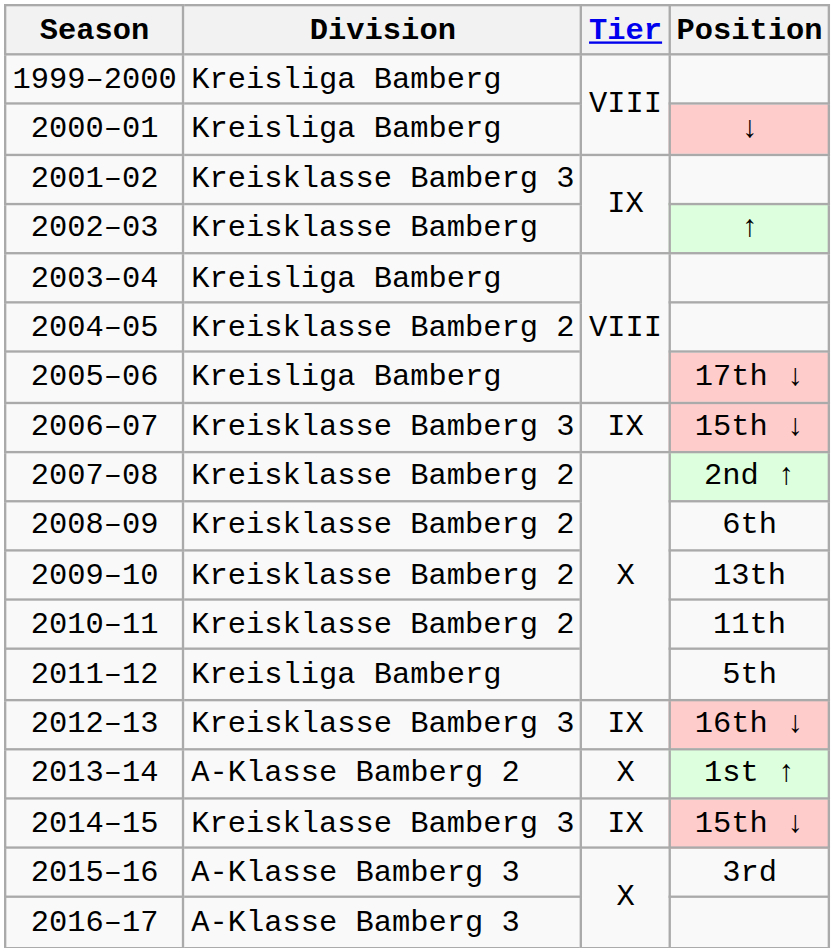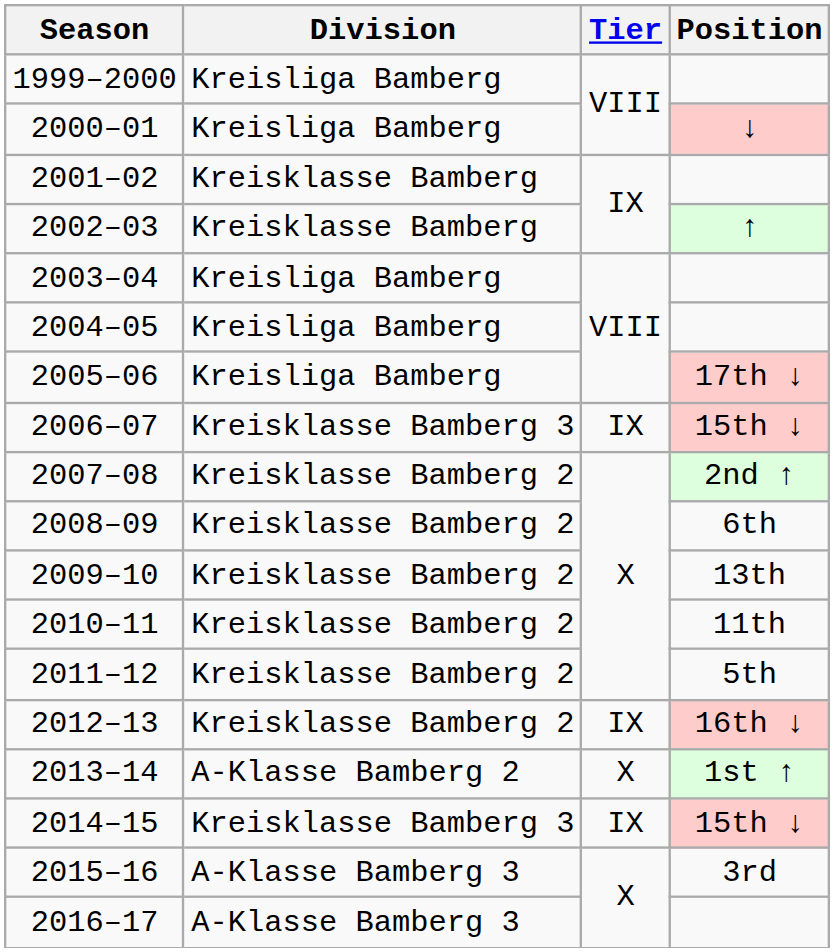(383, 179) Kreisklasse Bamberg 3 -> (365, 179) Kreisklasse Bamberg
(383, 327) Kreisklasse Bamberg 2 -> (346, 327) Kreisliga Bamberg
(346, 674) Kreisliga Bamberg -> (383, 674) Kreisklasse Bamberg 2
(383, 724) Kreisklasse Bamberg 3 -> (383, 724) Kreisklasse Bamberg 2
